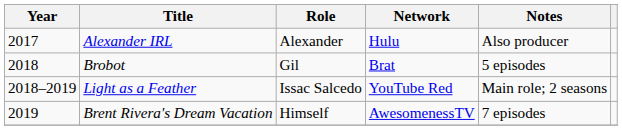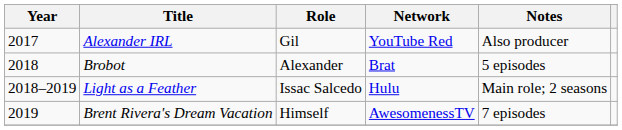(311, 40) Alexander -> (289, 40) Gil
(384, 40) Hulu -> (411, 40) YouTube Red
(289, 64) Gil -> (311, 64) Alexander
(411, 88) YouTube Red -> (384, 88) Hulu
